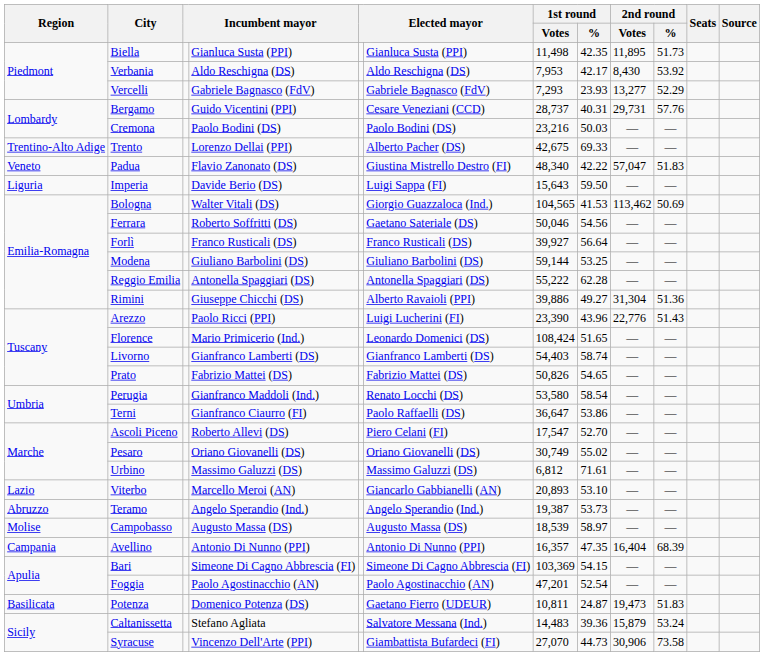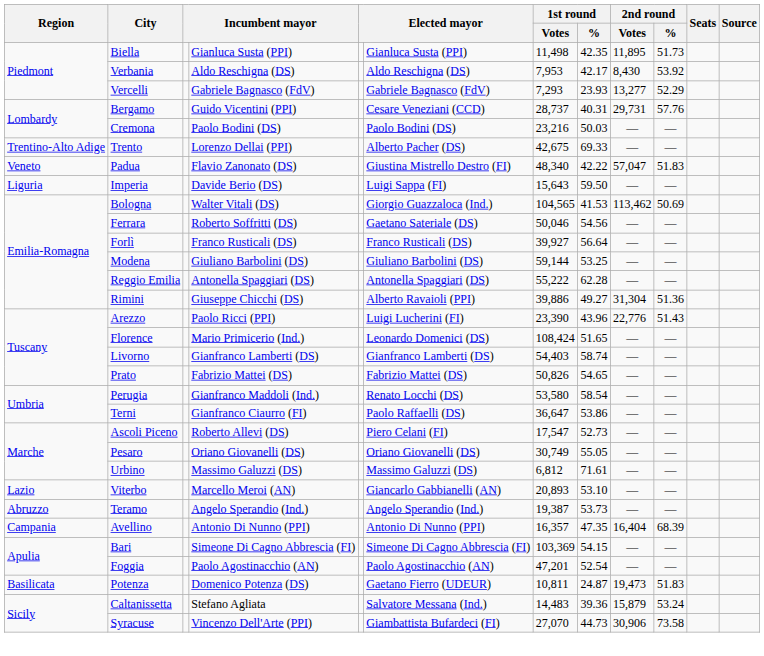(594, 432) 52.70 -> (594, 432) 52.73
(594, 451) 55.02 -> (594, 451) 55.05
- row: (141, 527)
